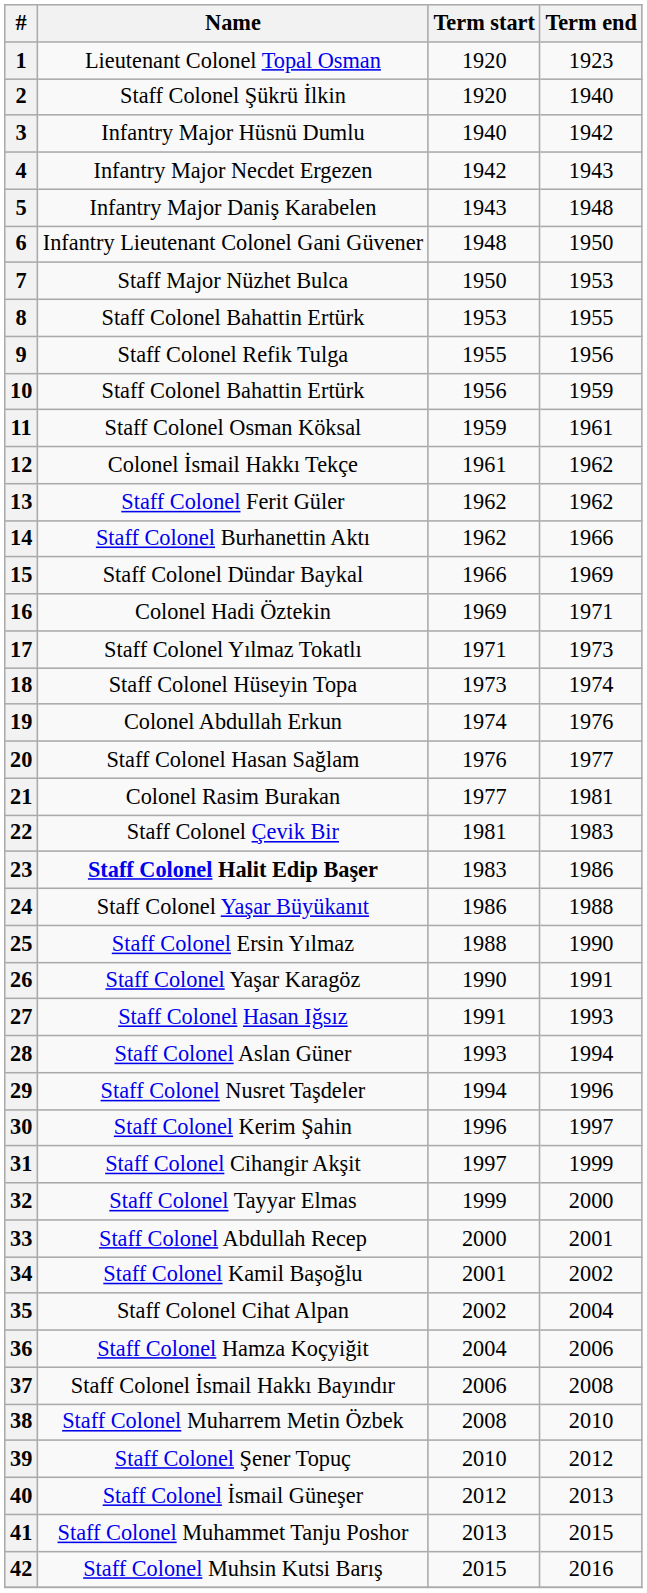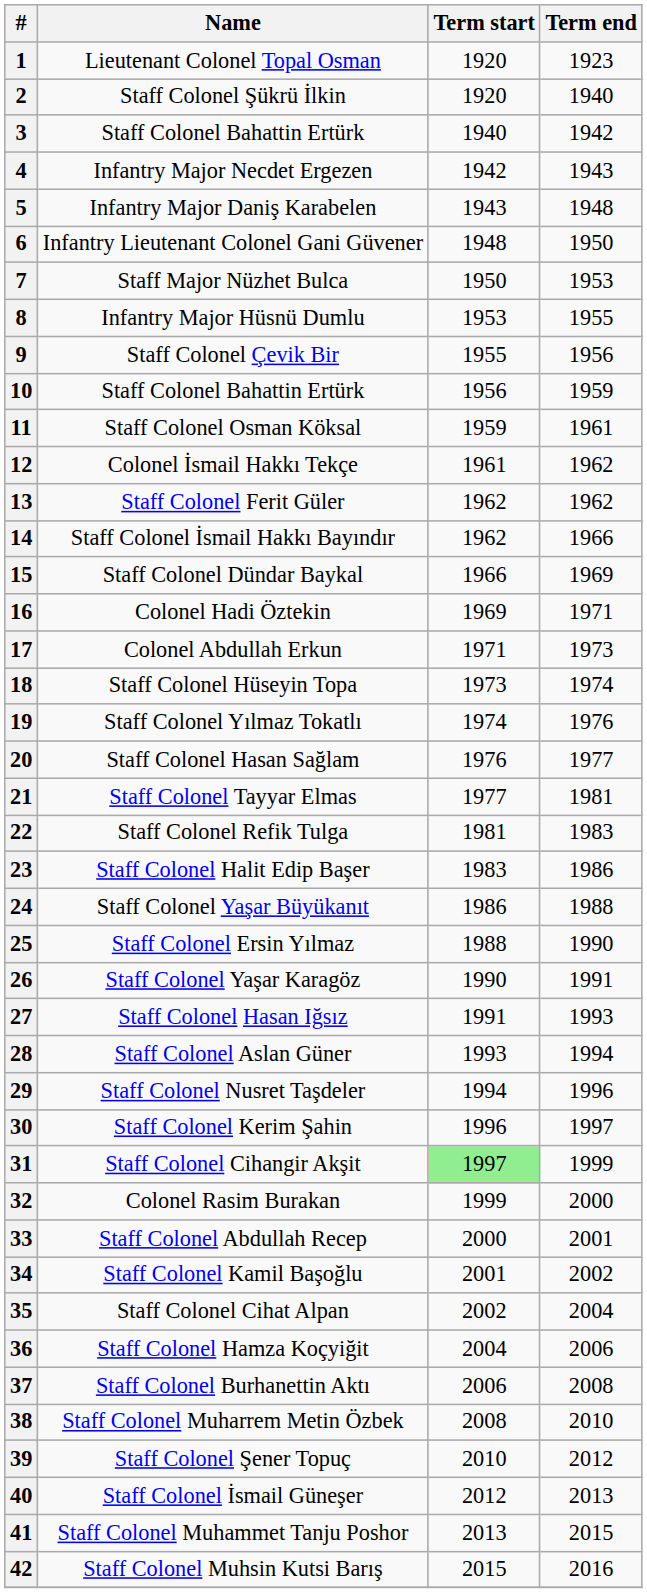(233, 133) Infantry Major Hüsnü Dumlu -> (233, 133) Staff Colonel Bahattin Ertürk
(233, 317) Staff Colonel Bahattin Ertürk -> (233, 317) Infantry Major Hüsnü Dumlu
(233, 354) Staff Colonel Refik Tulga -> (233, 354) Staff Colonel Çevik Bir
(233, 538) Staff Colonel Burhanettin Aktı -> (233, 538) Staff Colonel İsmail Hakkı Bayındır
(233, 649) Staff Colonel Yılmaz Tokatlı -> (233, 649) Colonel Abdullah Erkun
(233, 722) Colonel Abdullah Erkun -> (233, 722) Staff Colonel Yılmaz Tokatlı
(233, 796) Colonel Rasim Burakan -> (233, 796) Staff Colonel Tayyar Elmas
(233, 833) Staff Colonel Çevik Bir -> (233, 833) Staff Colonel Refik Tulga
(233, 869) bold -> (233, 869) normal
(484, 1164) no background -> (484, 1164) lightgreen background
(233, 1201) Staff Colonel Tayyar Elmas -> (233, 1201) Colonel Rasim Burakan
(233, 1385) Staff Colonel İsmail Hakkı Bayındır -> (233, 1385) Staff Colonel Burhanettin Aktı
